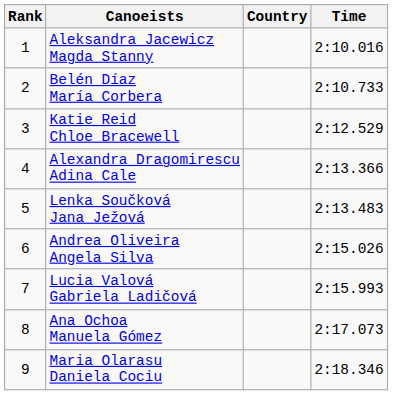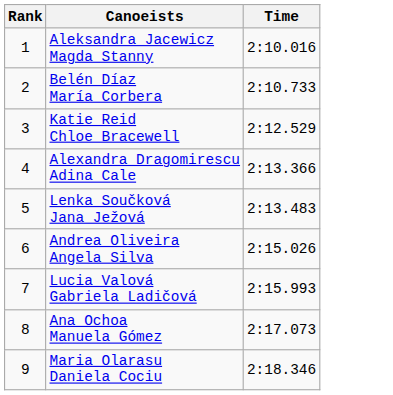- column: (277, 16)
